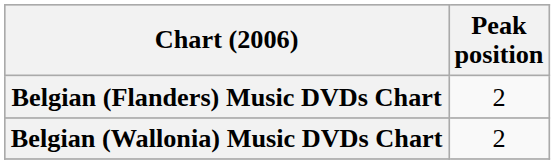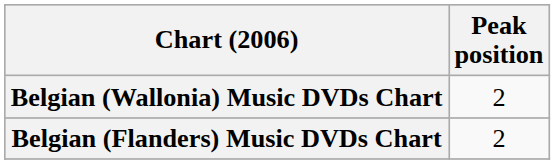rows swapped: (227, 96) <-> (227, 138)
